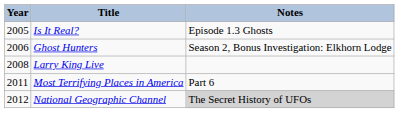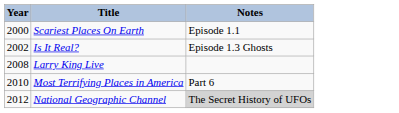+ row: (89, 30)
(18, 30) 2005 -> (18, 47) 2002
- row: (66, 47)
(18, 82) 2011 -> (18, 82) 2010
